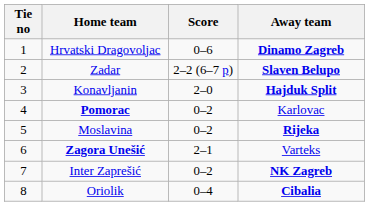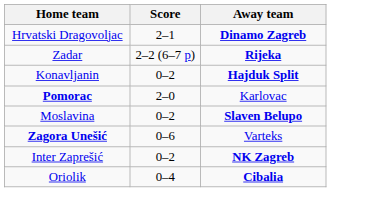- column: (23, 21)
(203, 49) 0–6 -> (165, 34) 2–1
(301, 69) Slaven Belupo -> (263, 55) Rijeka
(203, 89) 2–0 -> (165, 75) 0–2
(203, 110) 0–2 -> (165, 95) 2–0
(301, 130) Rijeka -> (263, 116) Slaven Belupo
(203, 150) 2–1 -> (165, 136) 0–6
